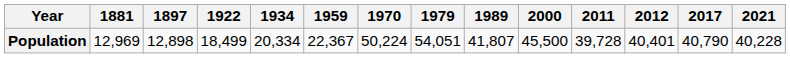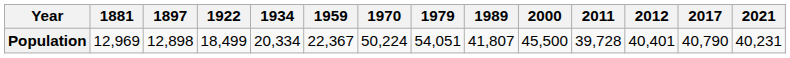(759, 40) 40,228 -> (759, 40) 40,231
